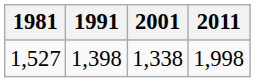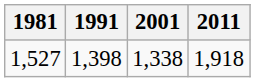(219, 58) 1,998 -> (219, 58) 1,918
